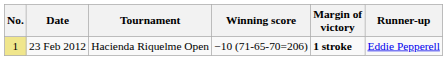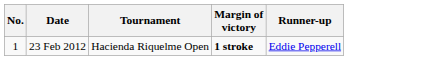- column: (261, 20)
(15, 46) khaki background -> (15, 46) no background
